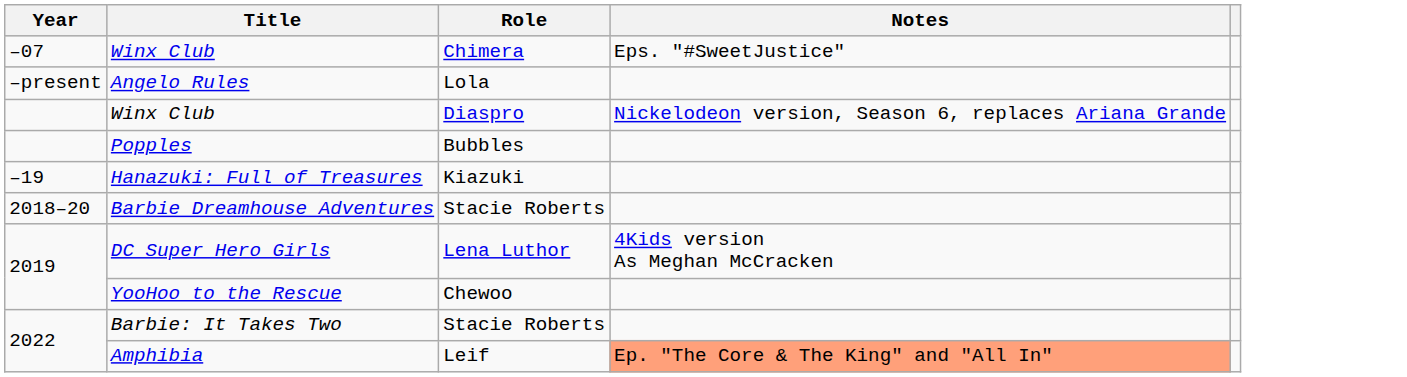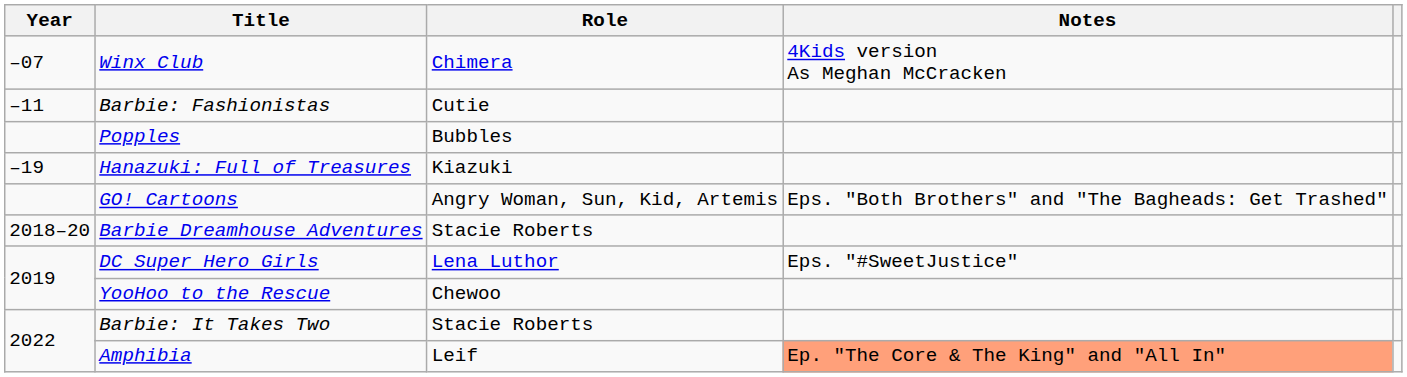(730, 52) Eps. "#SweetJustice" -> (897, 63) 4Kids version As Meghan McCracken
+ row: (215, 105)
- row: (180, 83)
- row: (163, 114)
+ row: (169, 199)
(724, 251) 4Kids version As Meghan McCracken -> (903, 262) Eps. "#SweetJustice"
